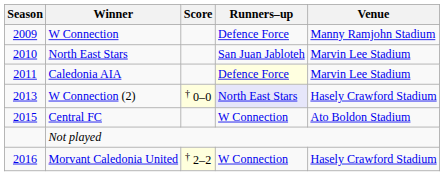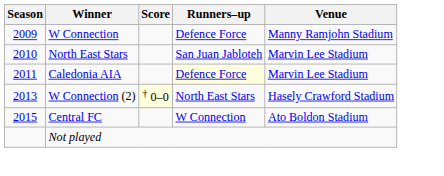(258, 96) lavender background -> (215, 96) no background
- row: (113, 159)
